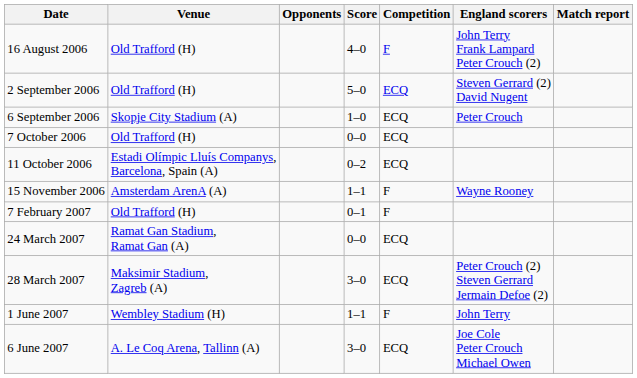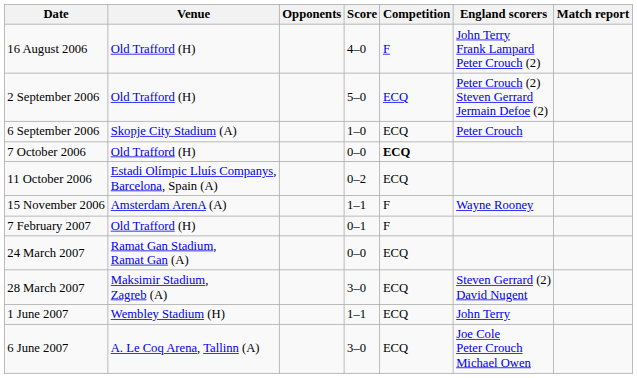(504, 90) Steven Gerrard (2) David Nugent -> (502, 97) Peter Crouch (2) Steven Gerrard Jermain Defoe (2)
(396, 137) normal -> (397, 151) bold
(502, 280) Peter Crouch (2) Steven Gerrard Jermain Defoe (2) -> (504, 287) Steven Gerrard (2) David Nugent
(386, 314) F -> (396, 314) ECQ
